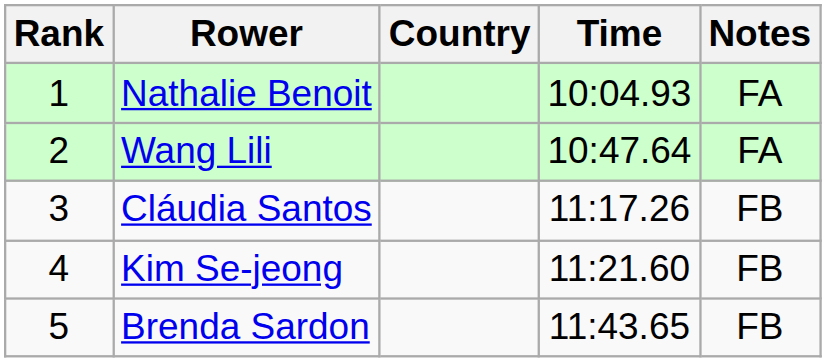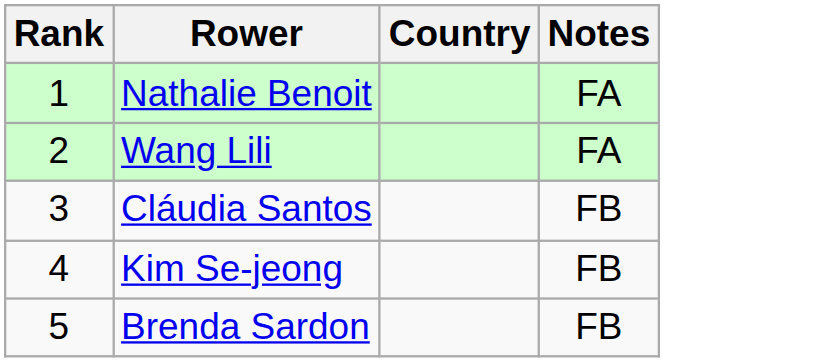- column: (619, 33)
